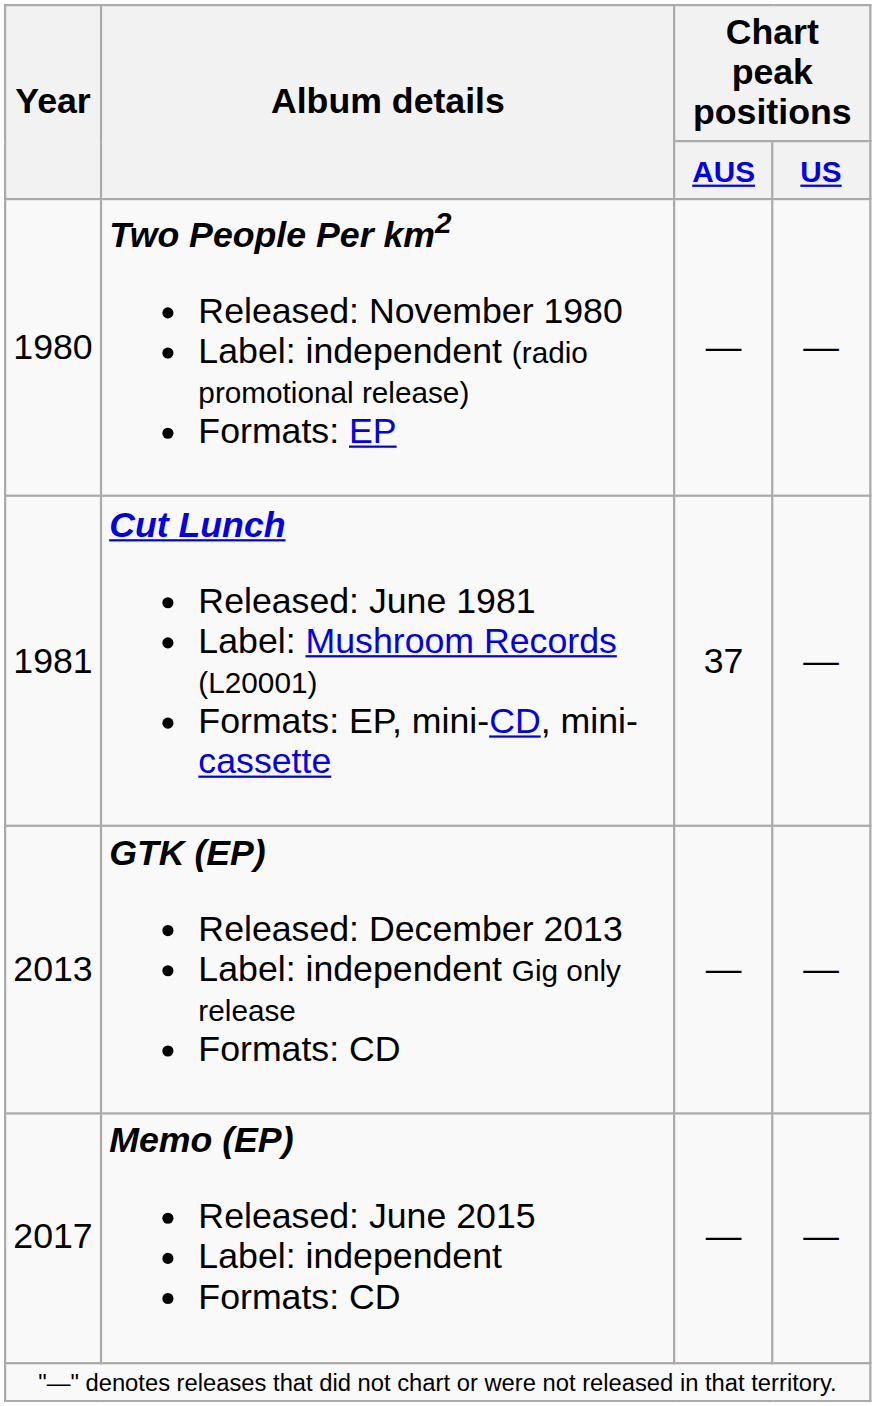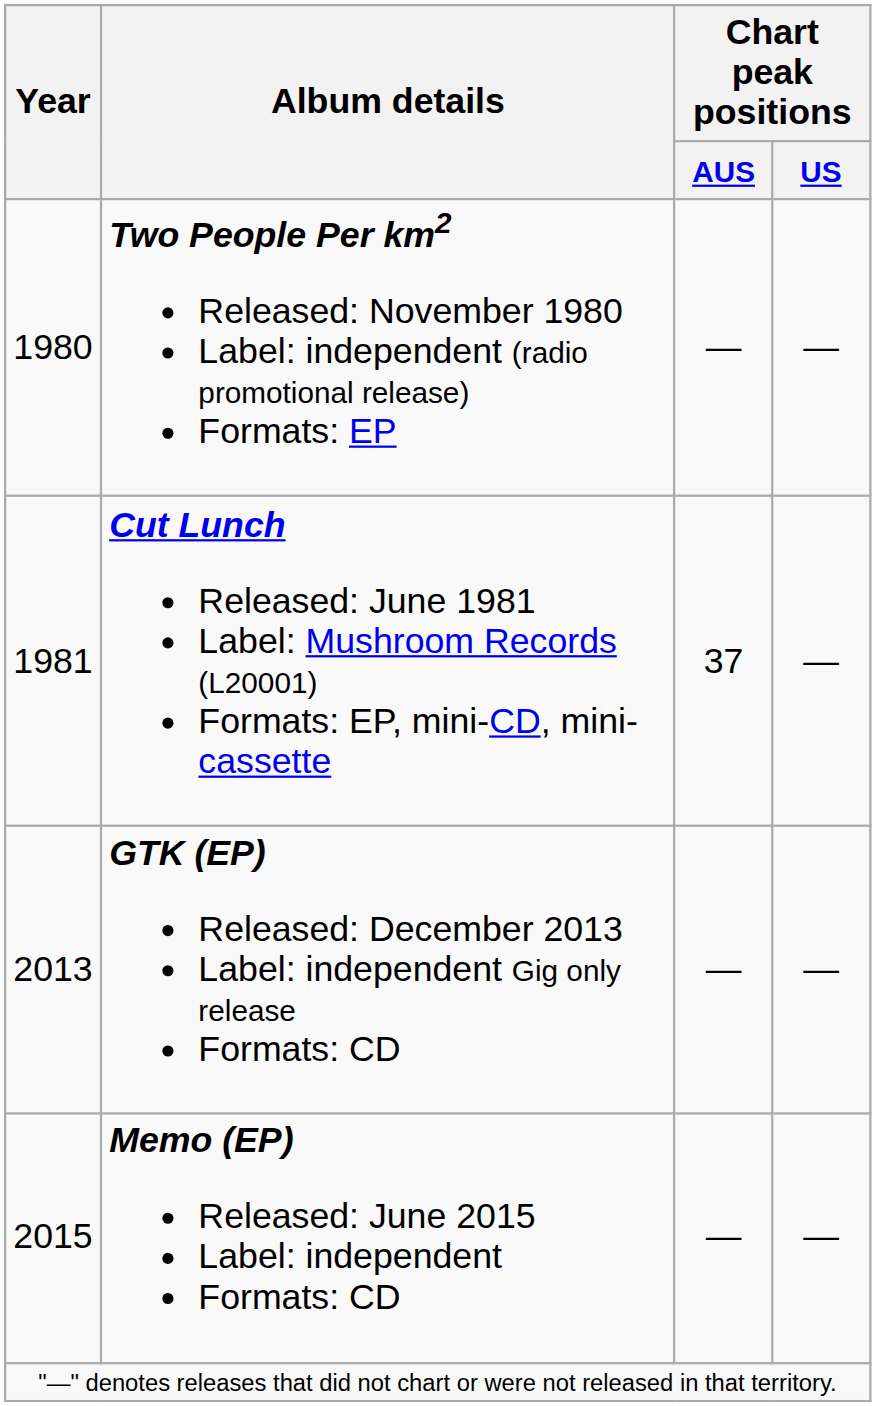(53, 1237) 2017 -> (53, 1237) 2015
